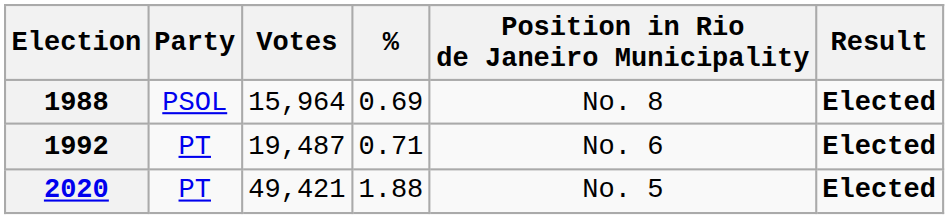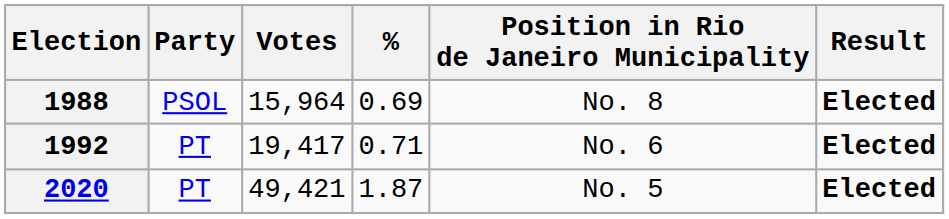(297, 146) 19,487 -> (297, 146) 19,417
(391, 190) 1.88 -> (391, 190) 1.87
